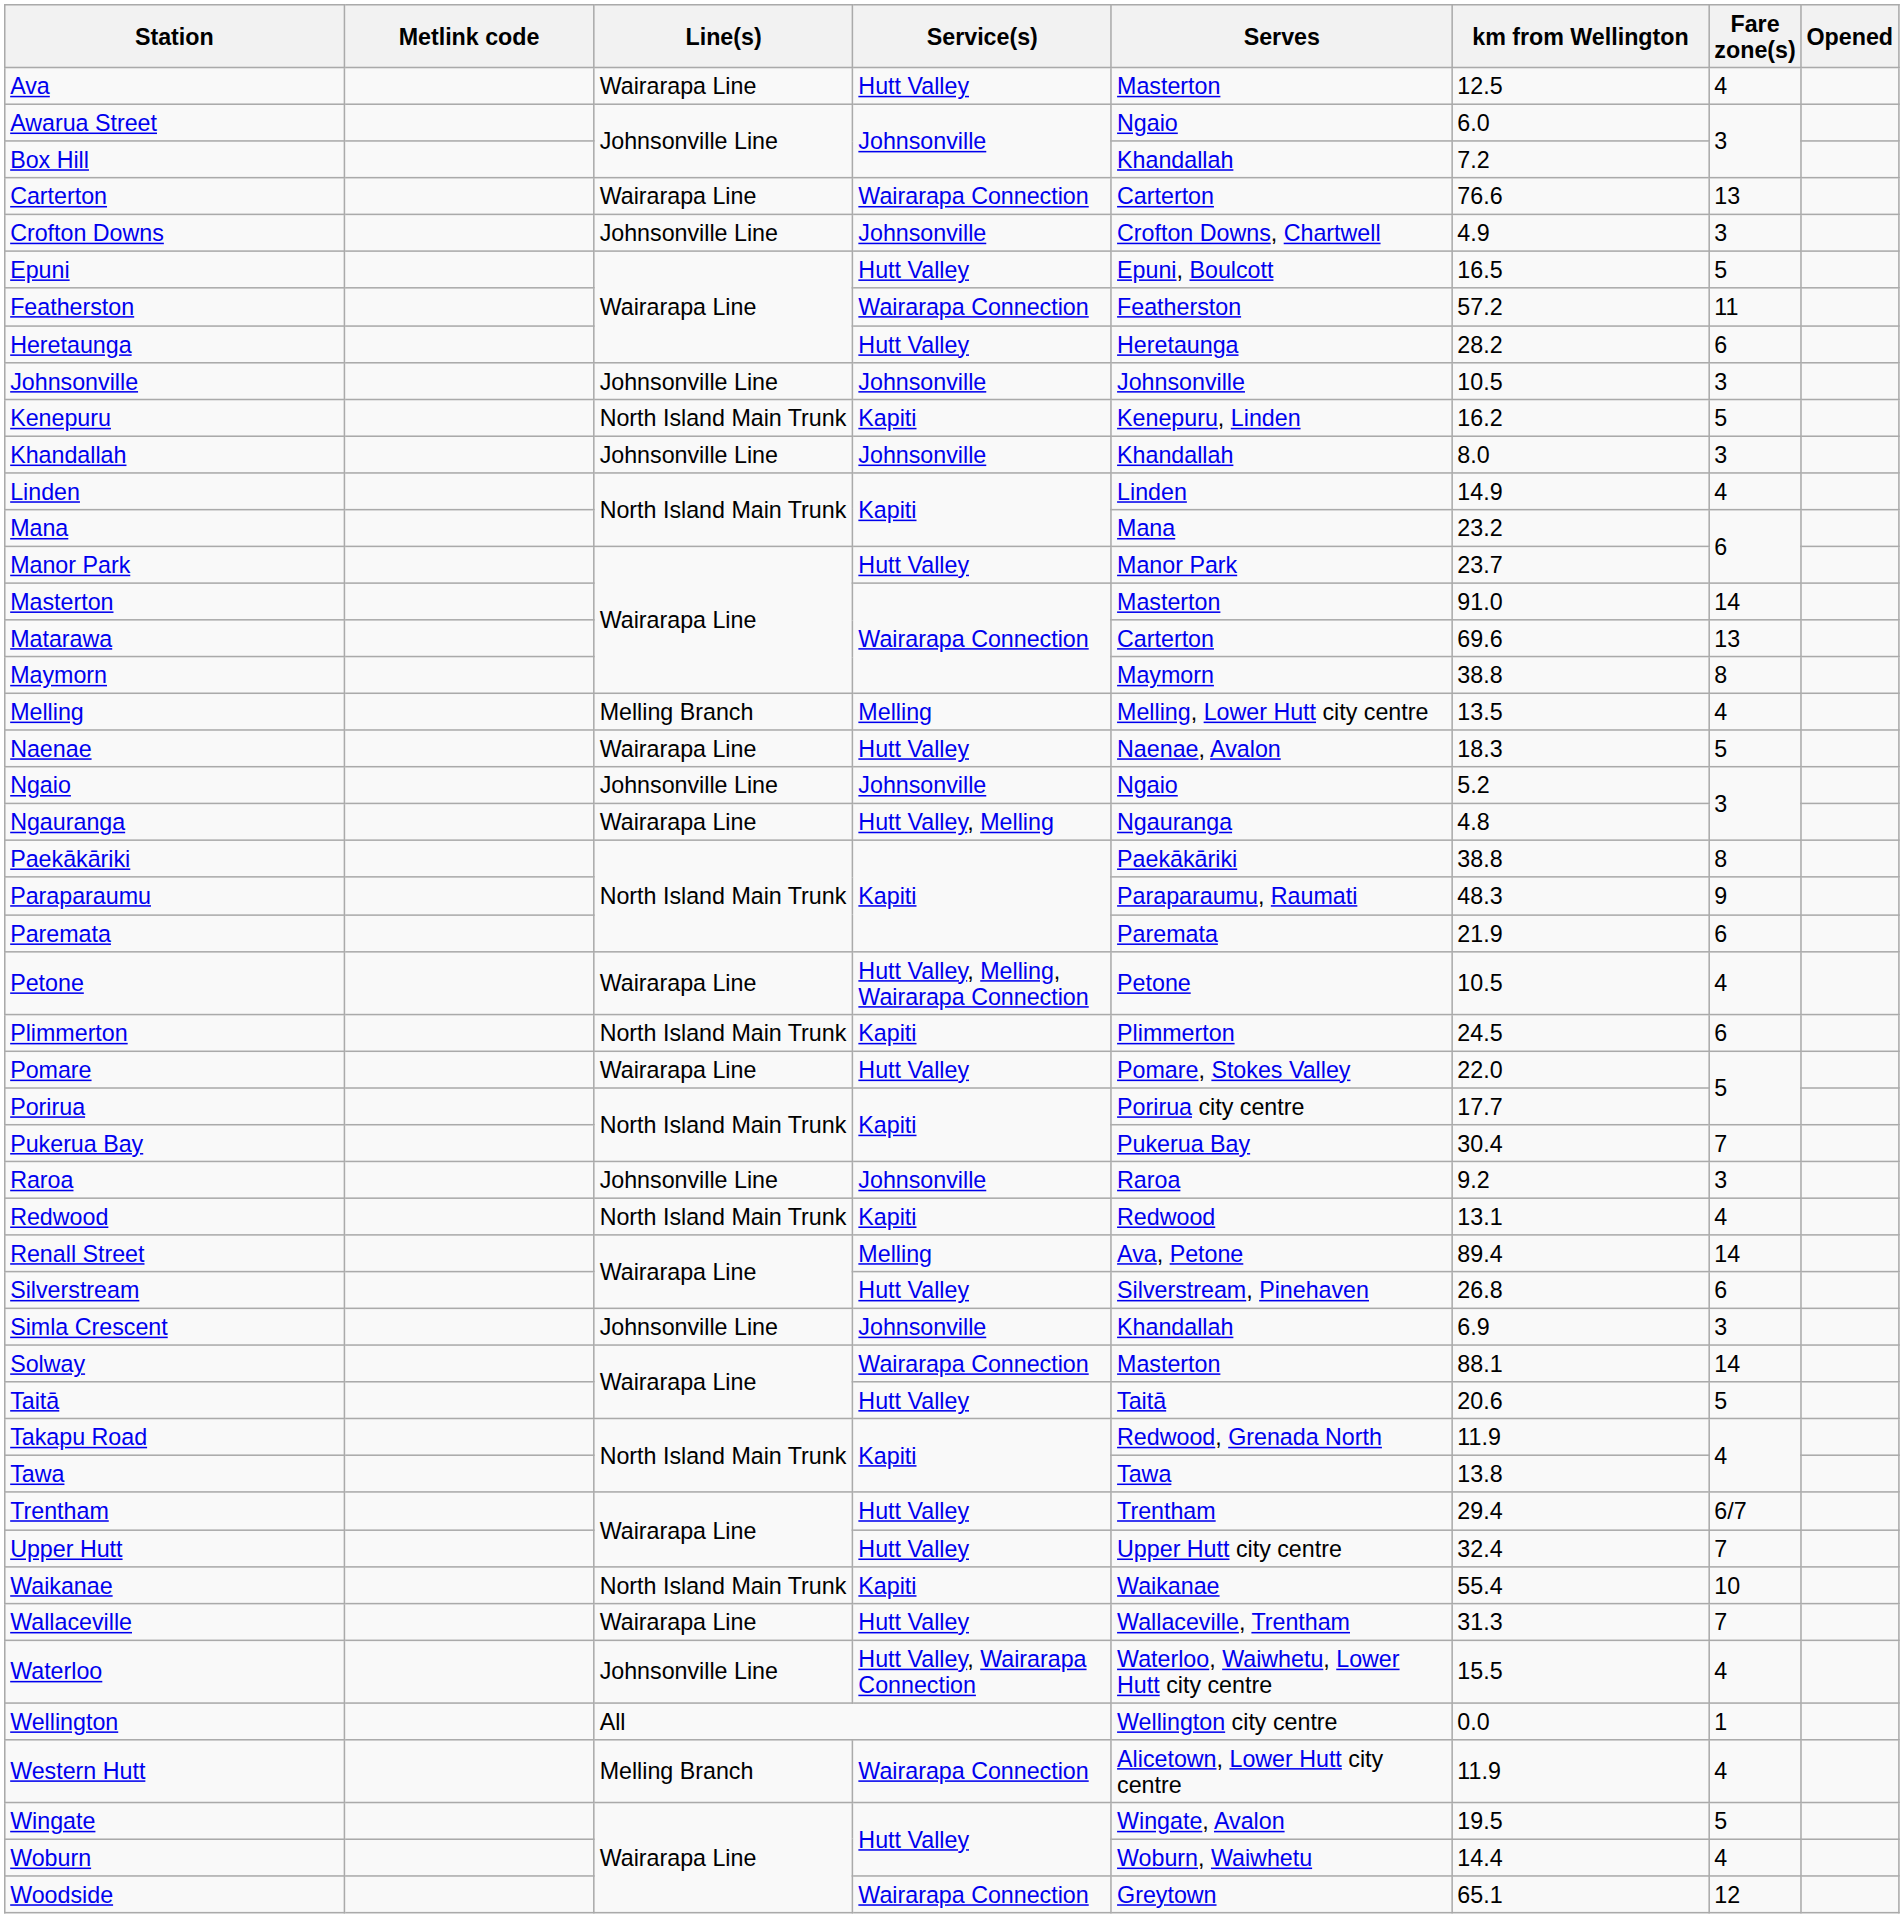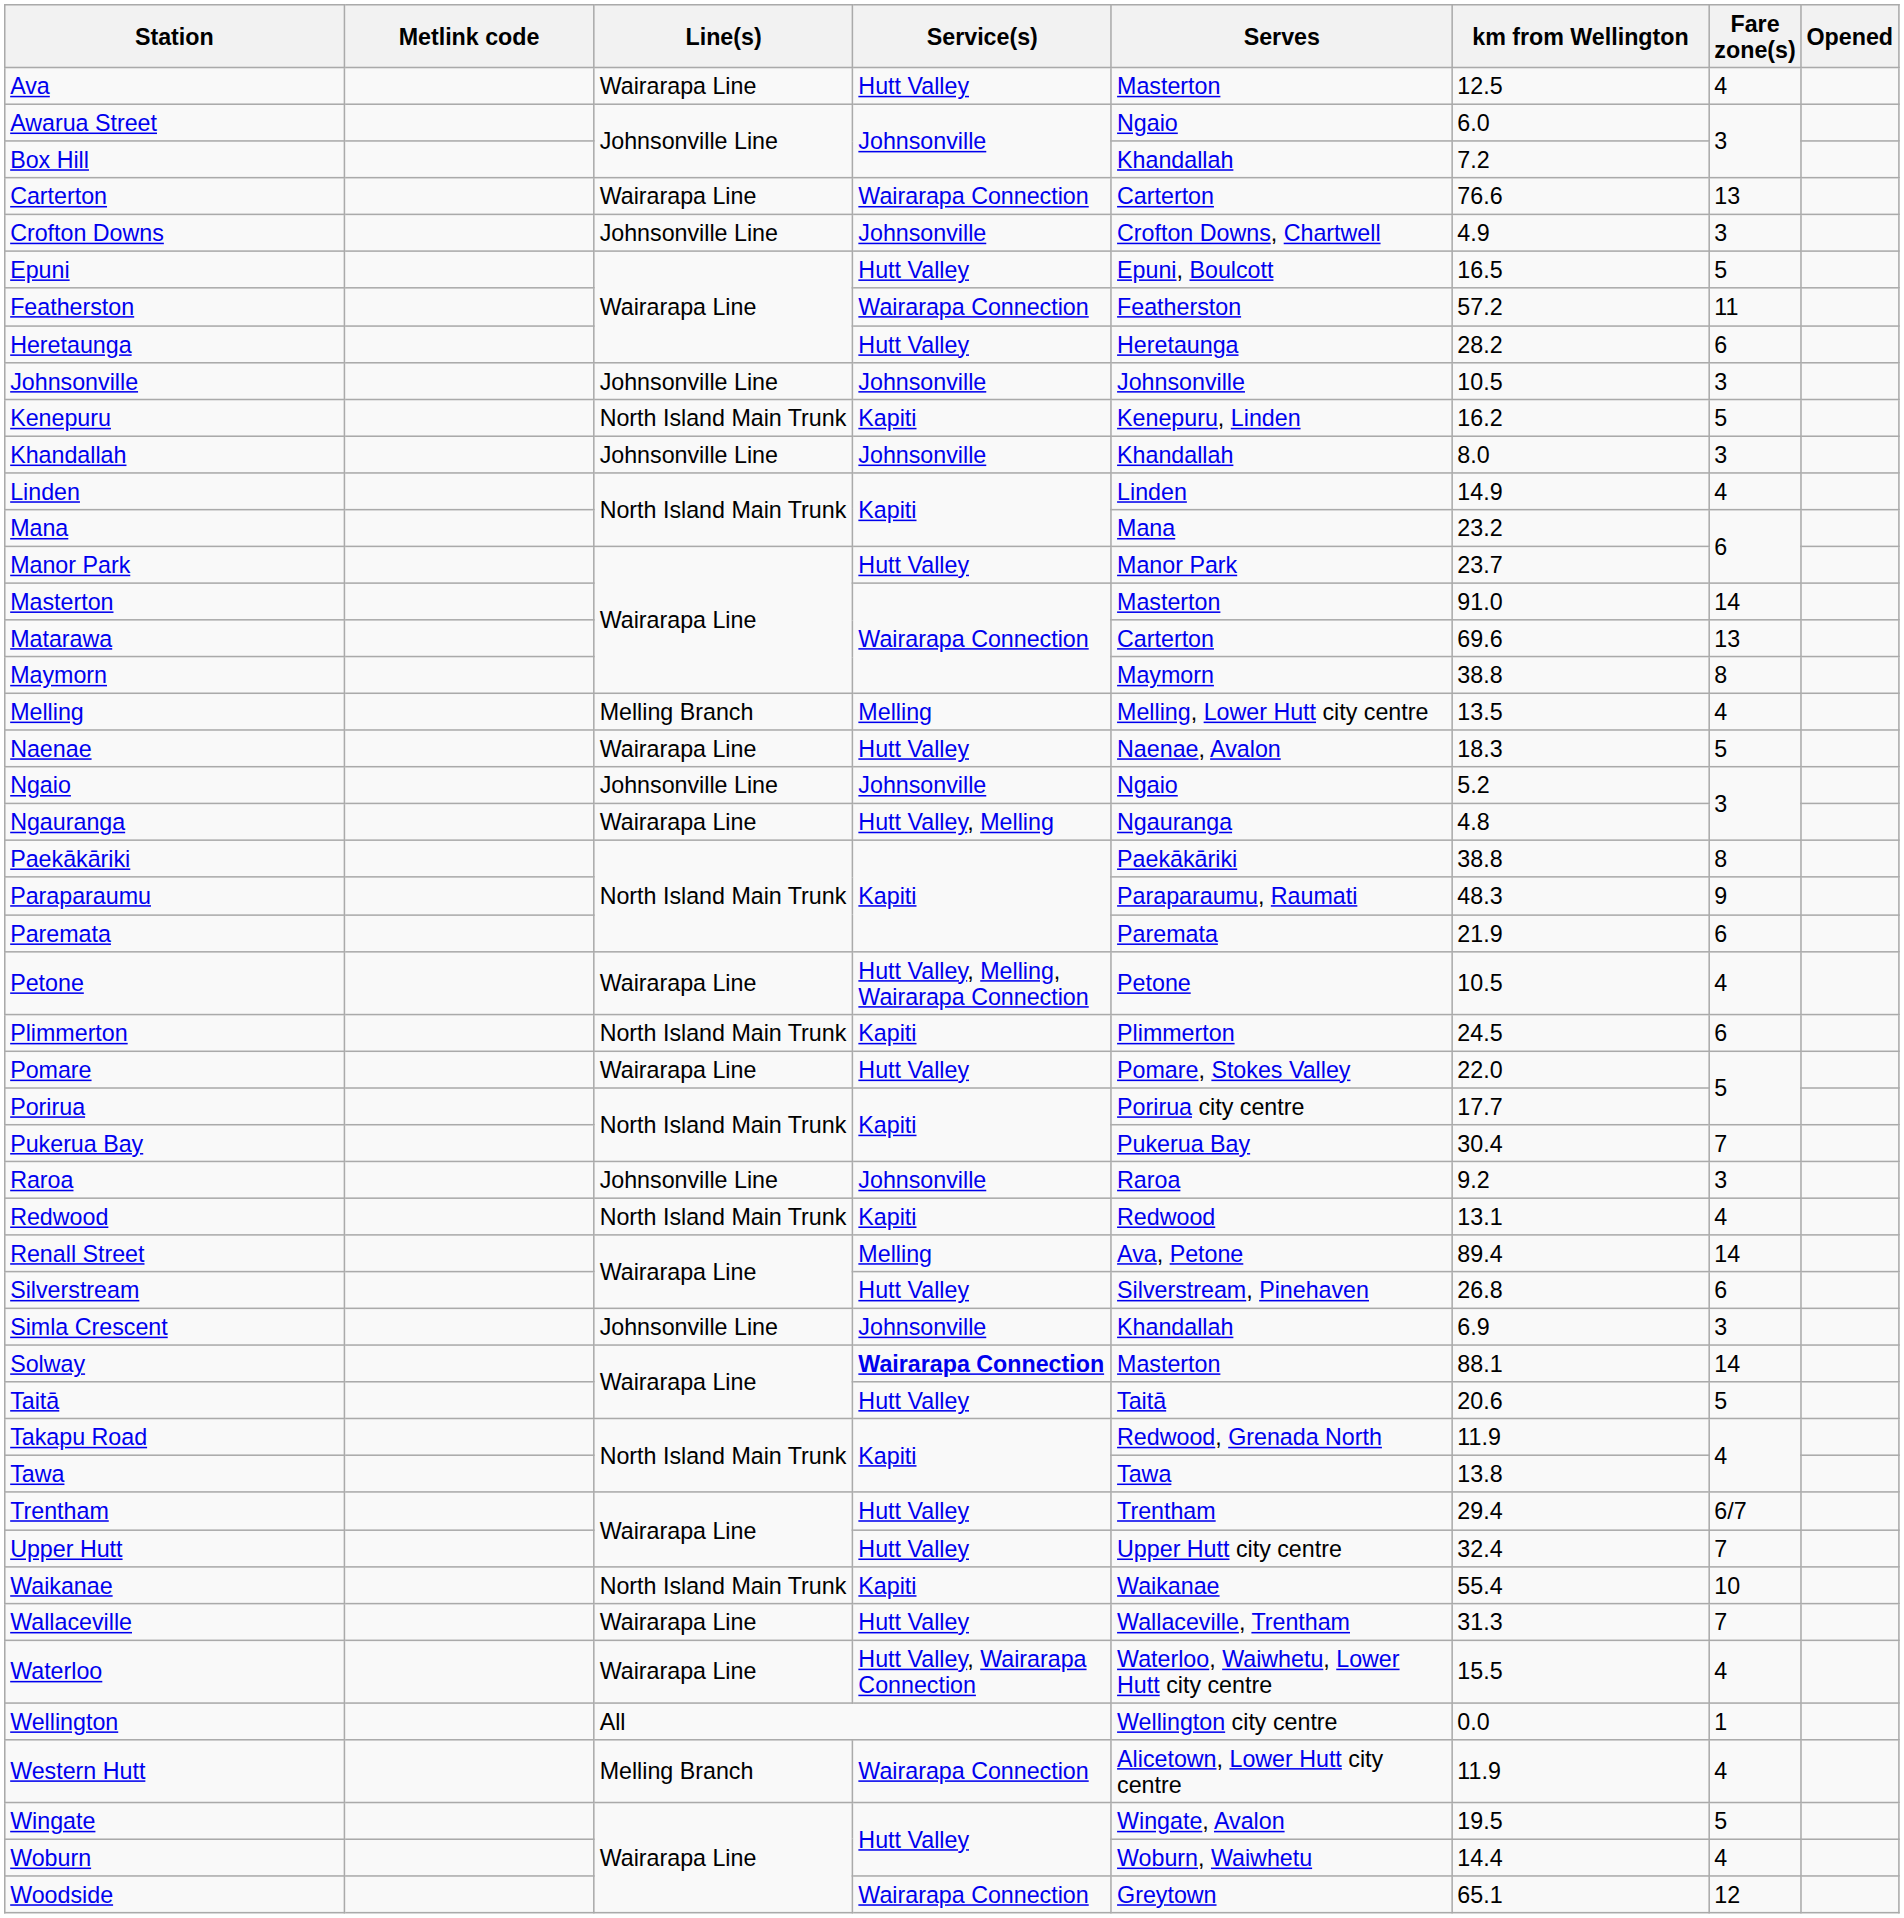(974, 1364) normal -> (981, 1364) bold
(689, 1671) Johnsonville Line -> (678, 1671) Wairarapa Line
